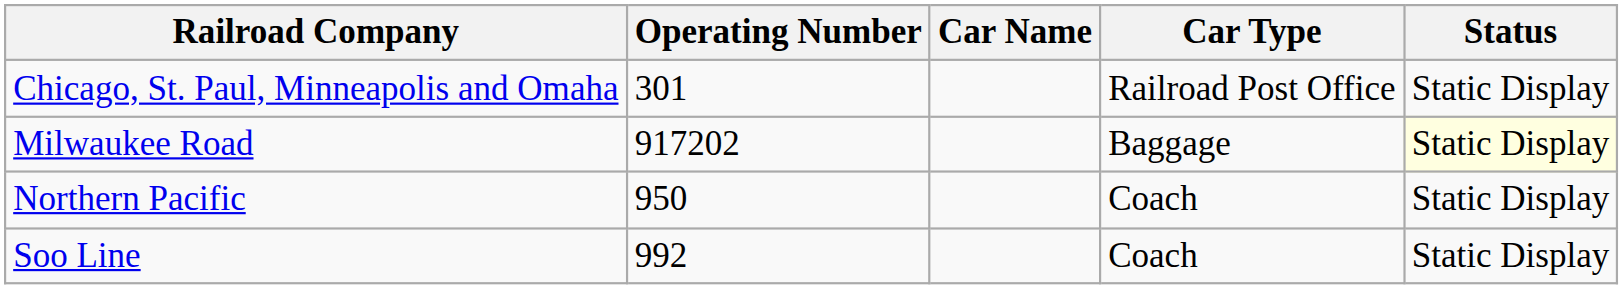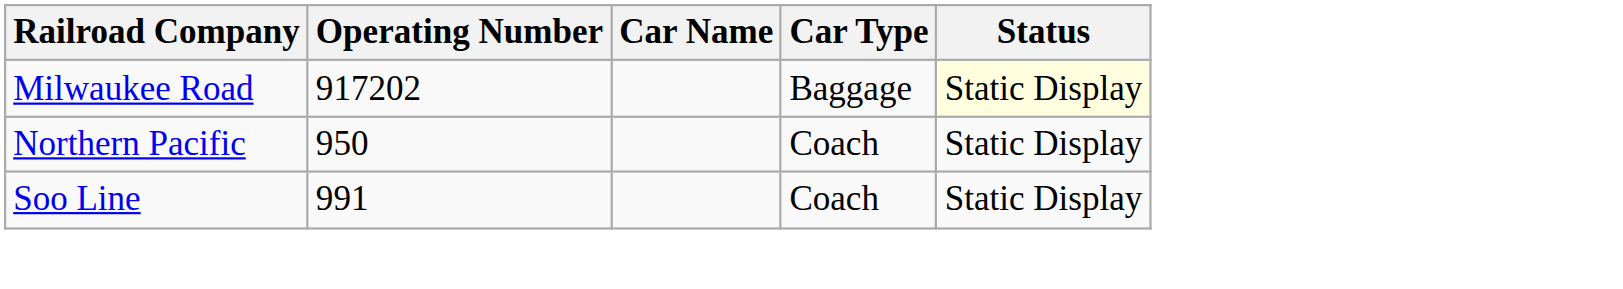- row: (316, 87)
(661, 254) 992 -> (342, 198) 991
